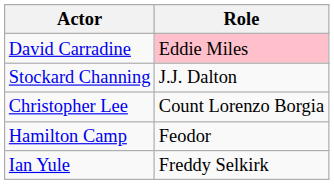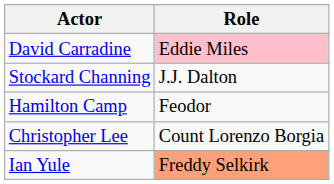rows swapped: (68, 106) <-> (68, 135)
(214, 164) no background -> (214, 164) lightsalmon background
